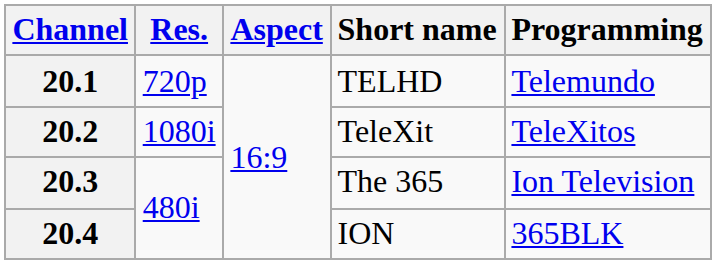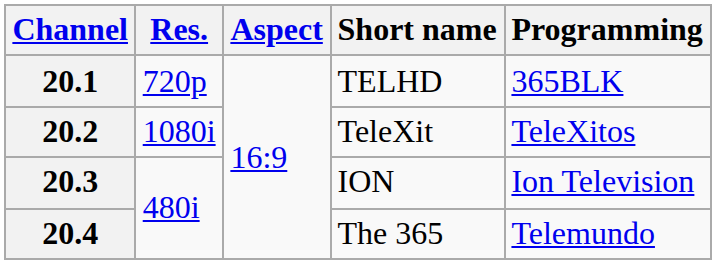(583, 80) Telemundo -> (567, 80) 365BLK
(390, 182) The 365 -> (366, 182) ION
(366, 232) ION -> (390, 232) The 365
(567, 232) 365BLK -> (583, 232) Telemundo
